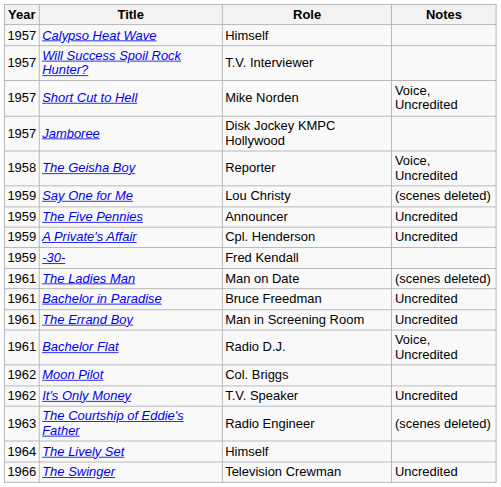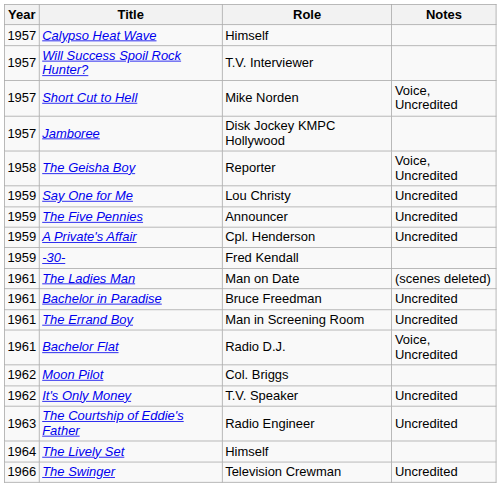(443, 196) (scenes deleted) -> (426, 196) Uncredited
(443, 423) (scenes deleted) -> (426, 423) Uncredited
